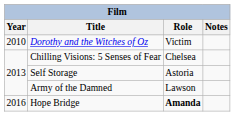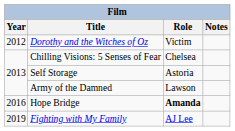(16, 42) 2010 -> (16, 42) 2012
+ row: (78, 118)
